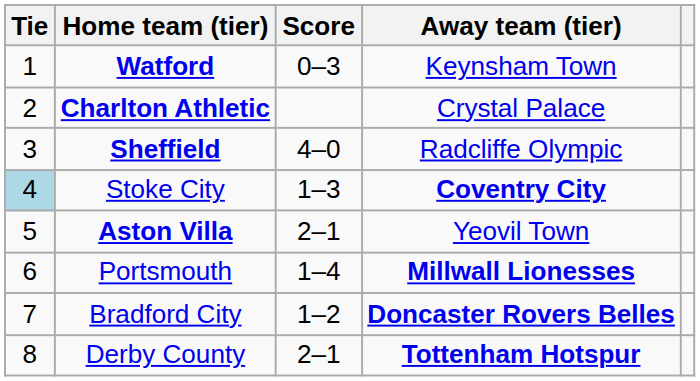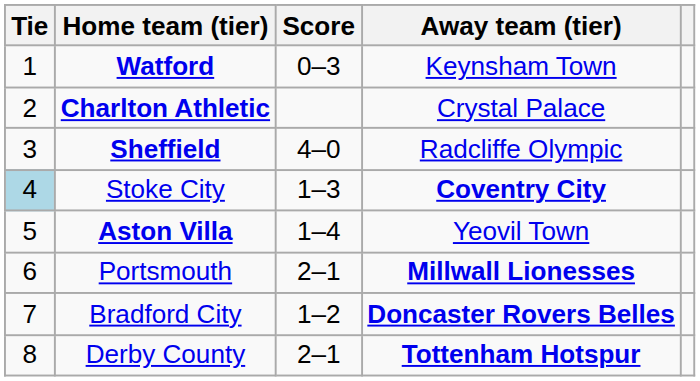(319, 231) 2–1 -> (319, 231) 1–4
(319, 272) 1–4 -> (319, 272) 2–1
